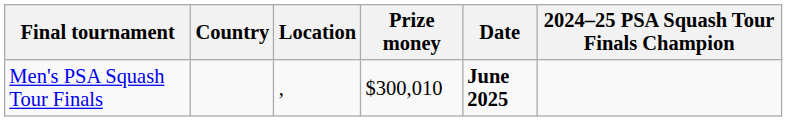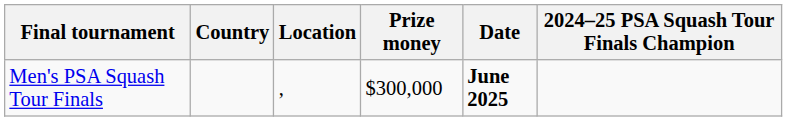(404, 87) $300,010 -> (404, 87) $300,000
